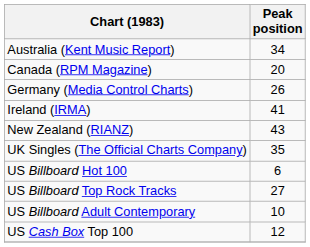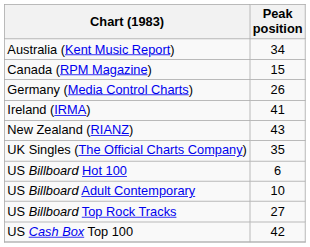(278, 69) 20 -> (278, 69) 15
rows swapped: (101, 211) <-> (92, 191)
(278, 232) 12 -> (278, 232) 42
